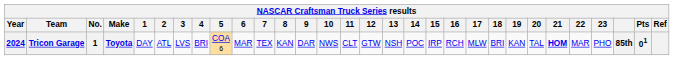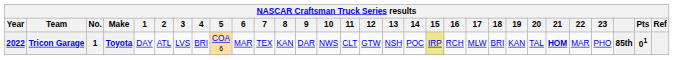(16, 43) 2024 -> (16, 43) 2022
(435, 43) no background -> (435, 43) khaki background
